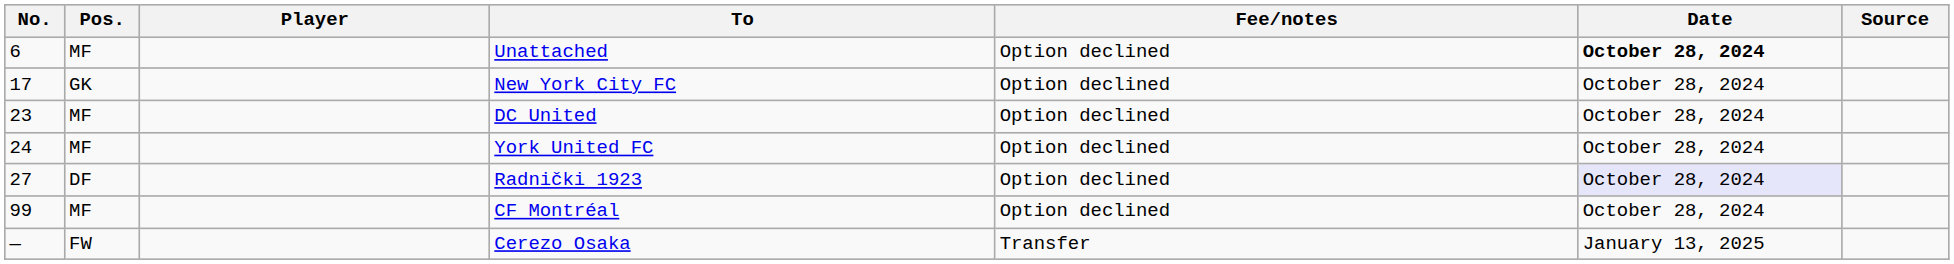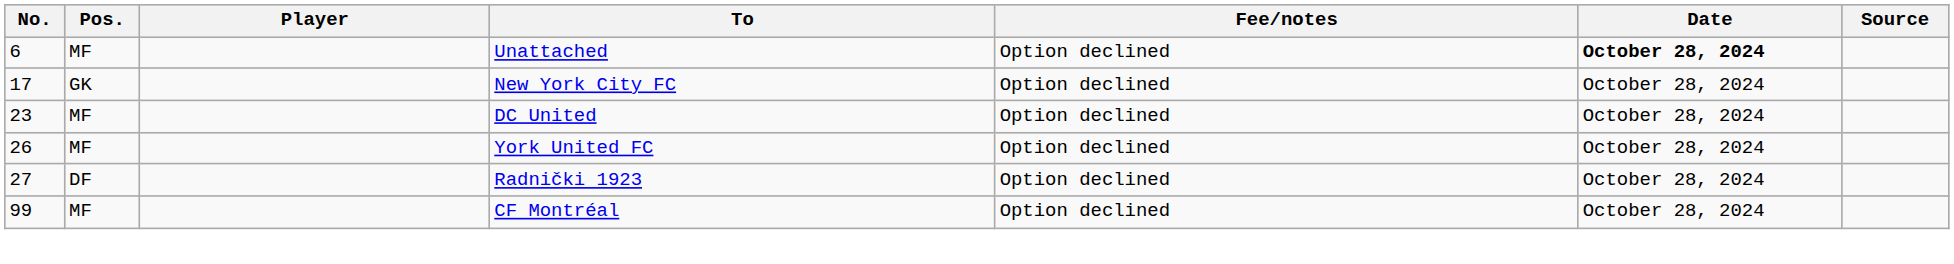(21, 148) 24 -> (21, 148) 26
(1674, 180) lavender background -> (1674, 180) no background
- row: (562, 243)
